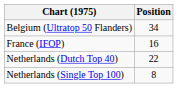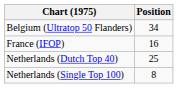(154, 59) 22 -> (154, 59) 25
